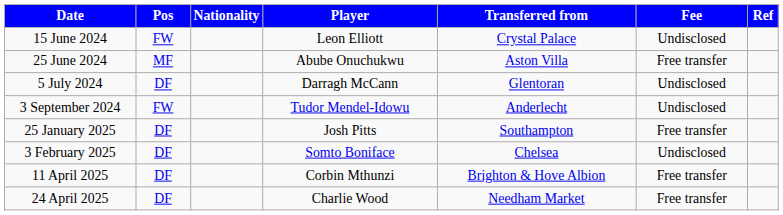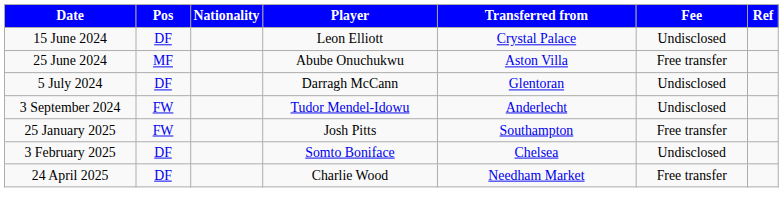(163, 39) FW -> (163, 39) DF
(163, 130) DF -> (163, 130) FW
- row: (70, 175)
